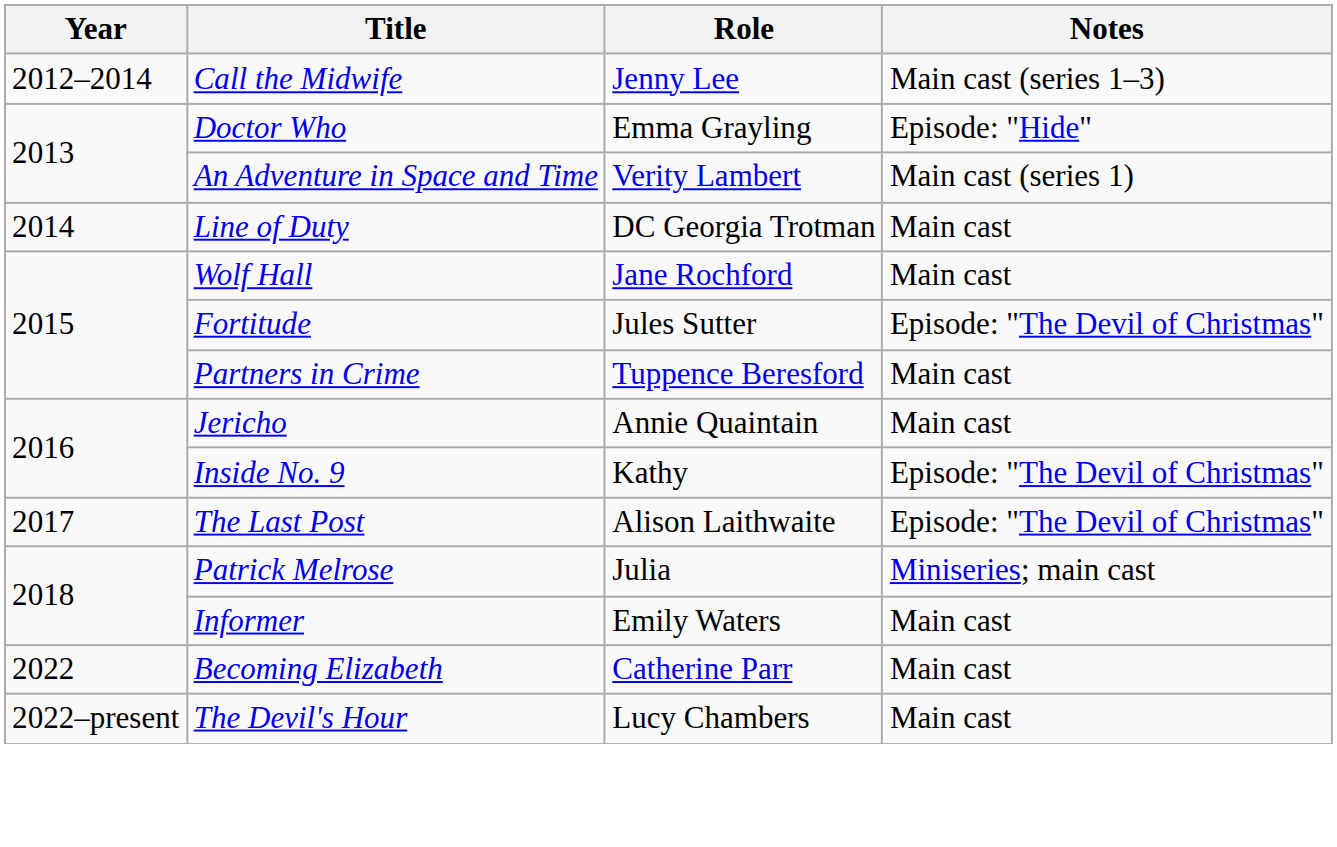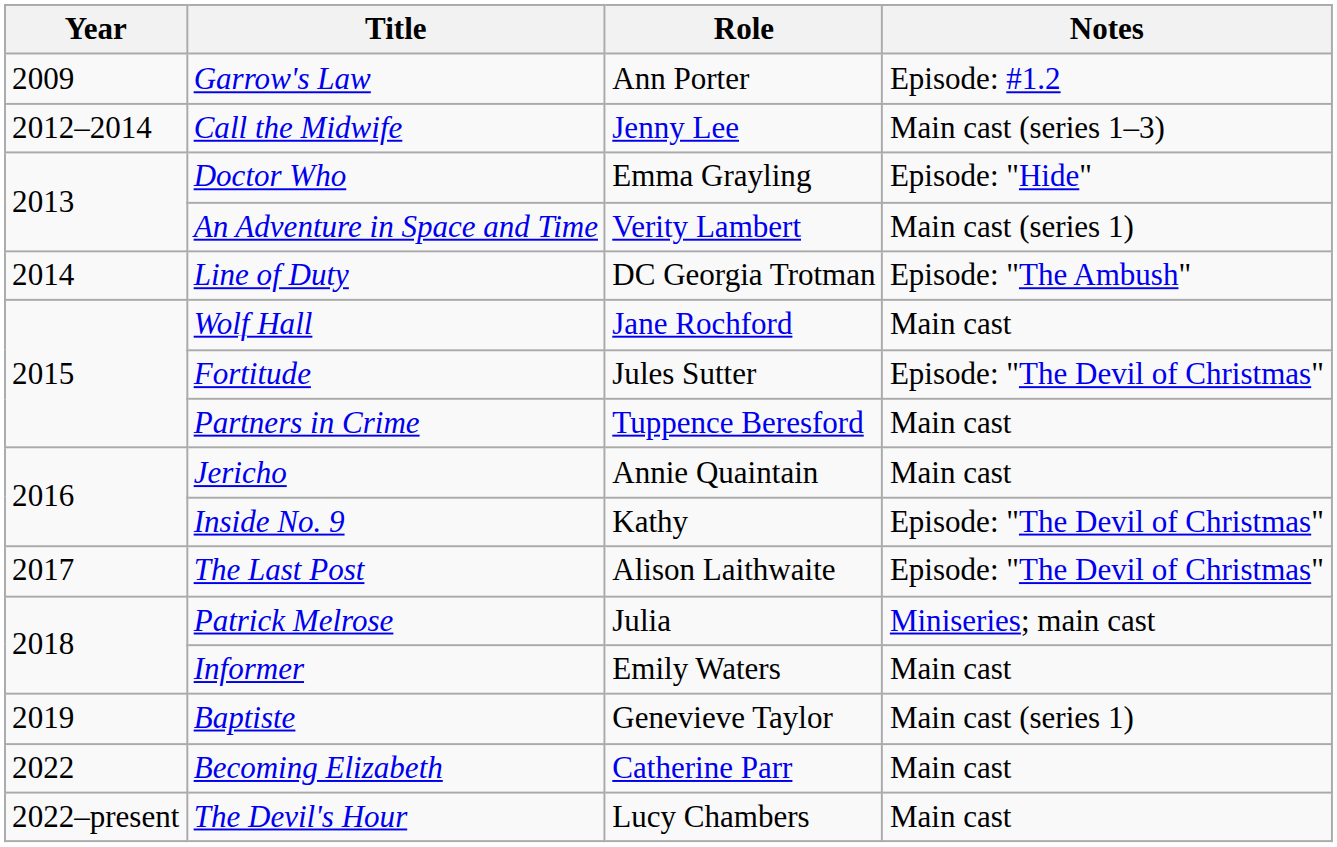+ row: (282, 78)
(951, 226) Main cast -> (1041, 275) Episode: "The Ambush"
+ row: (245, 718)
